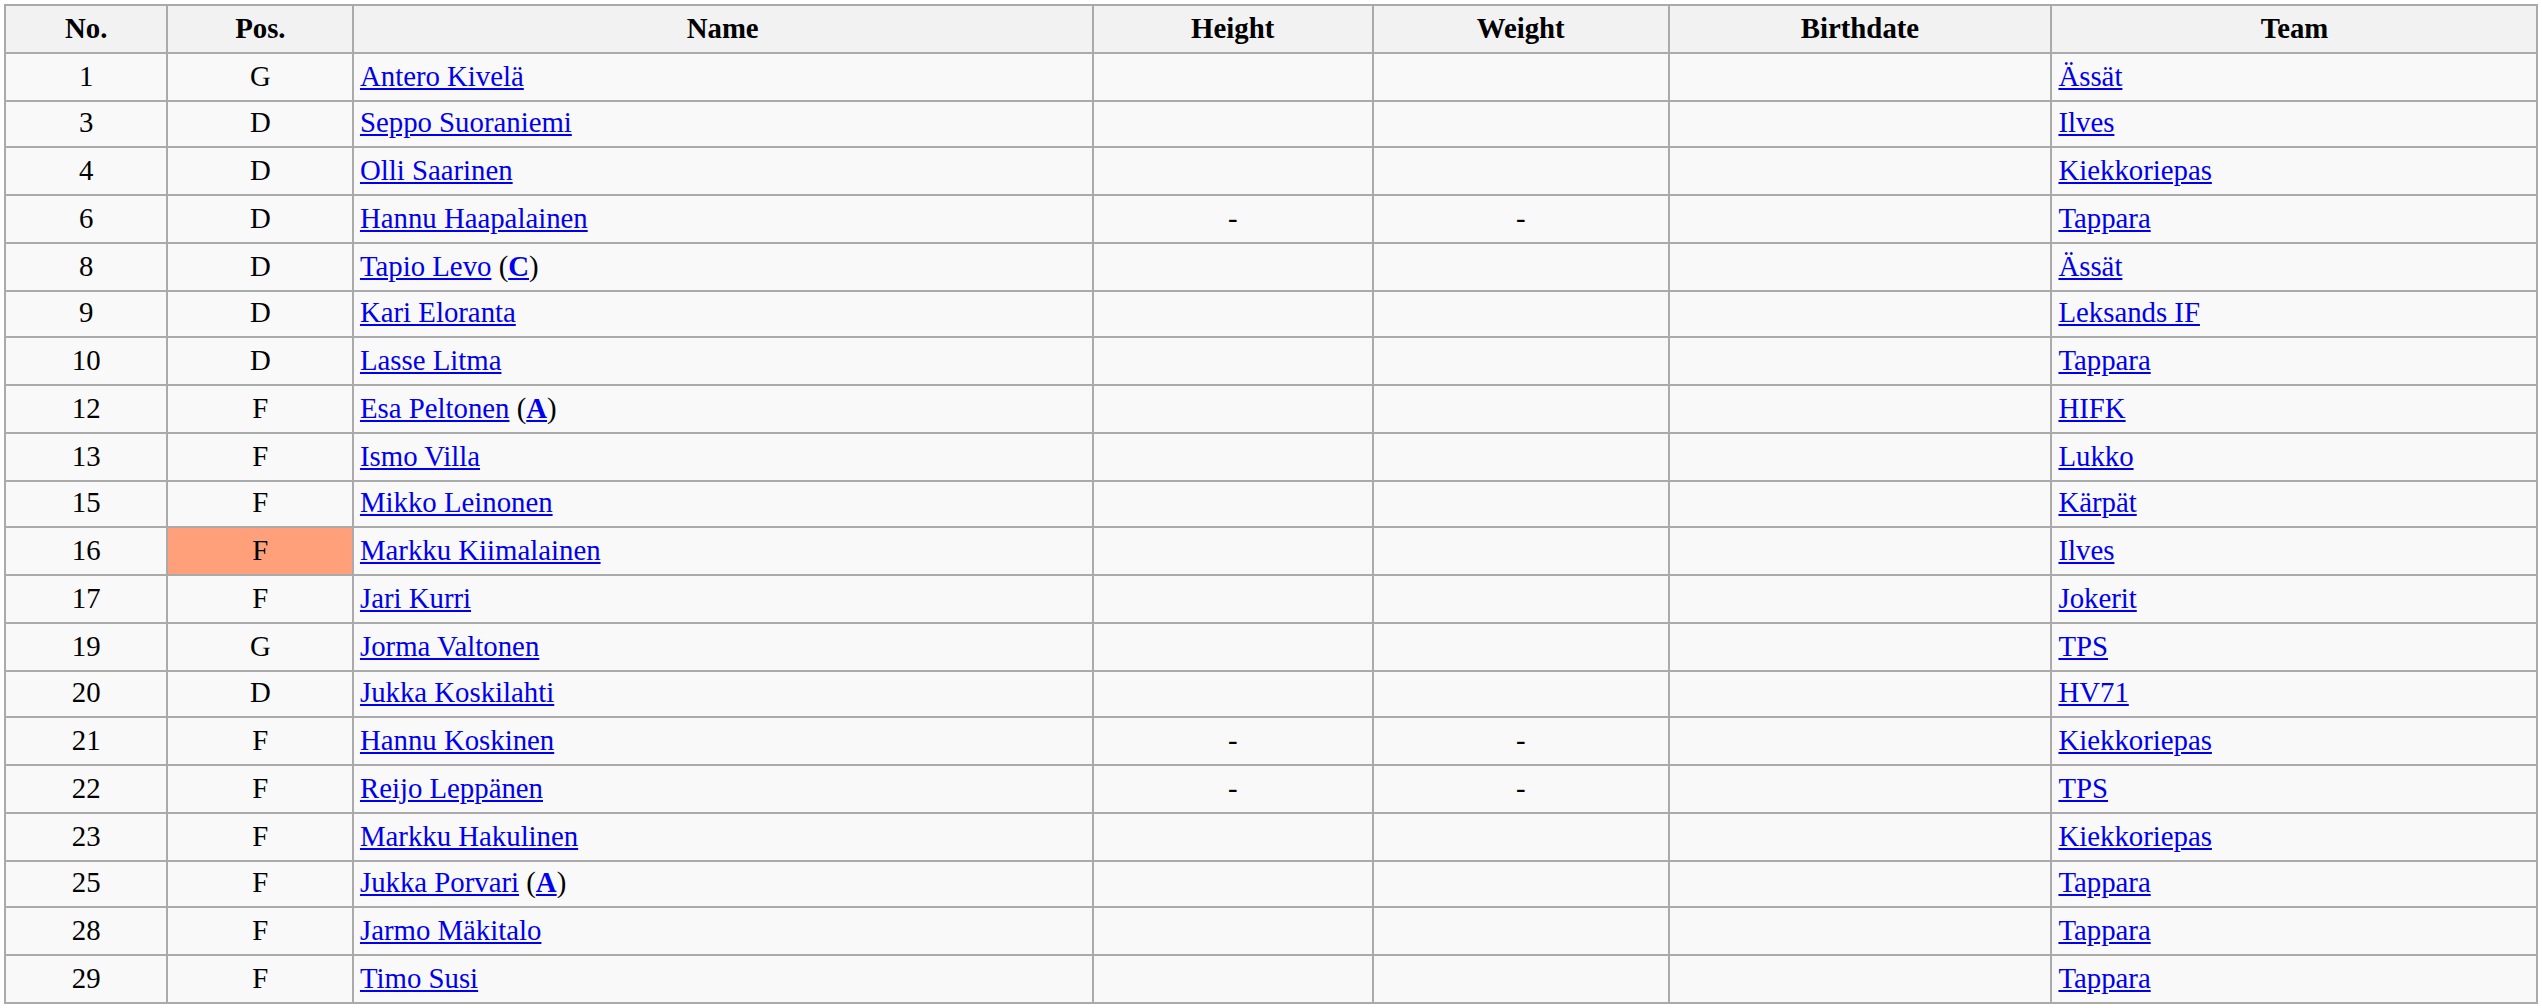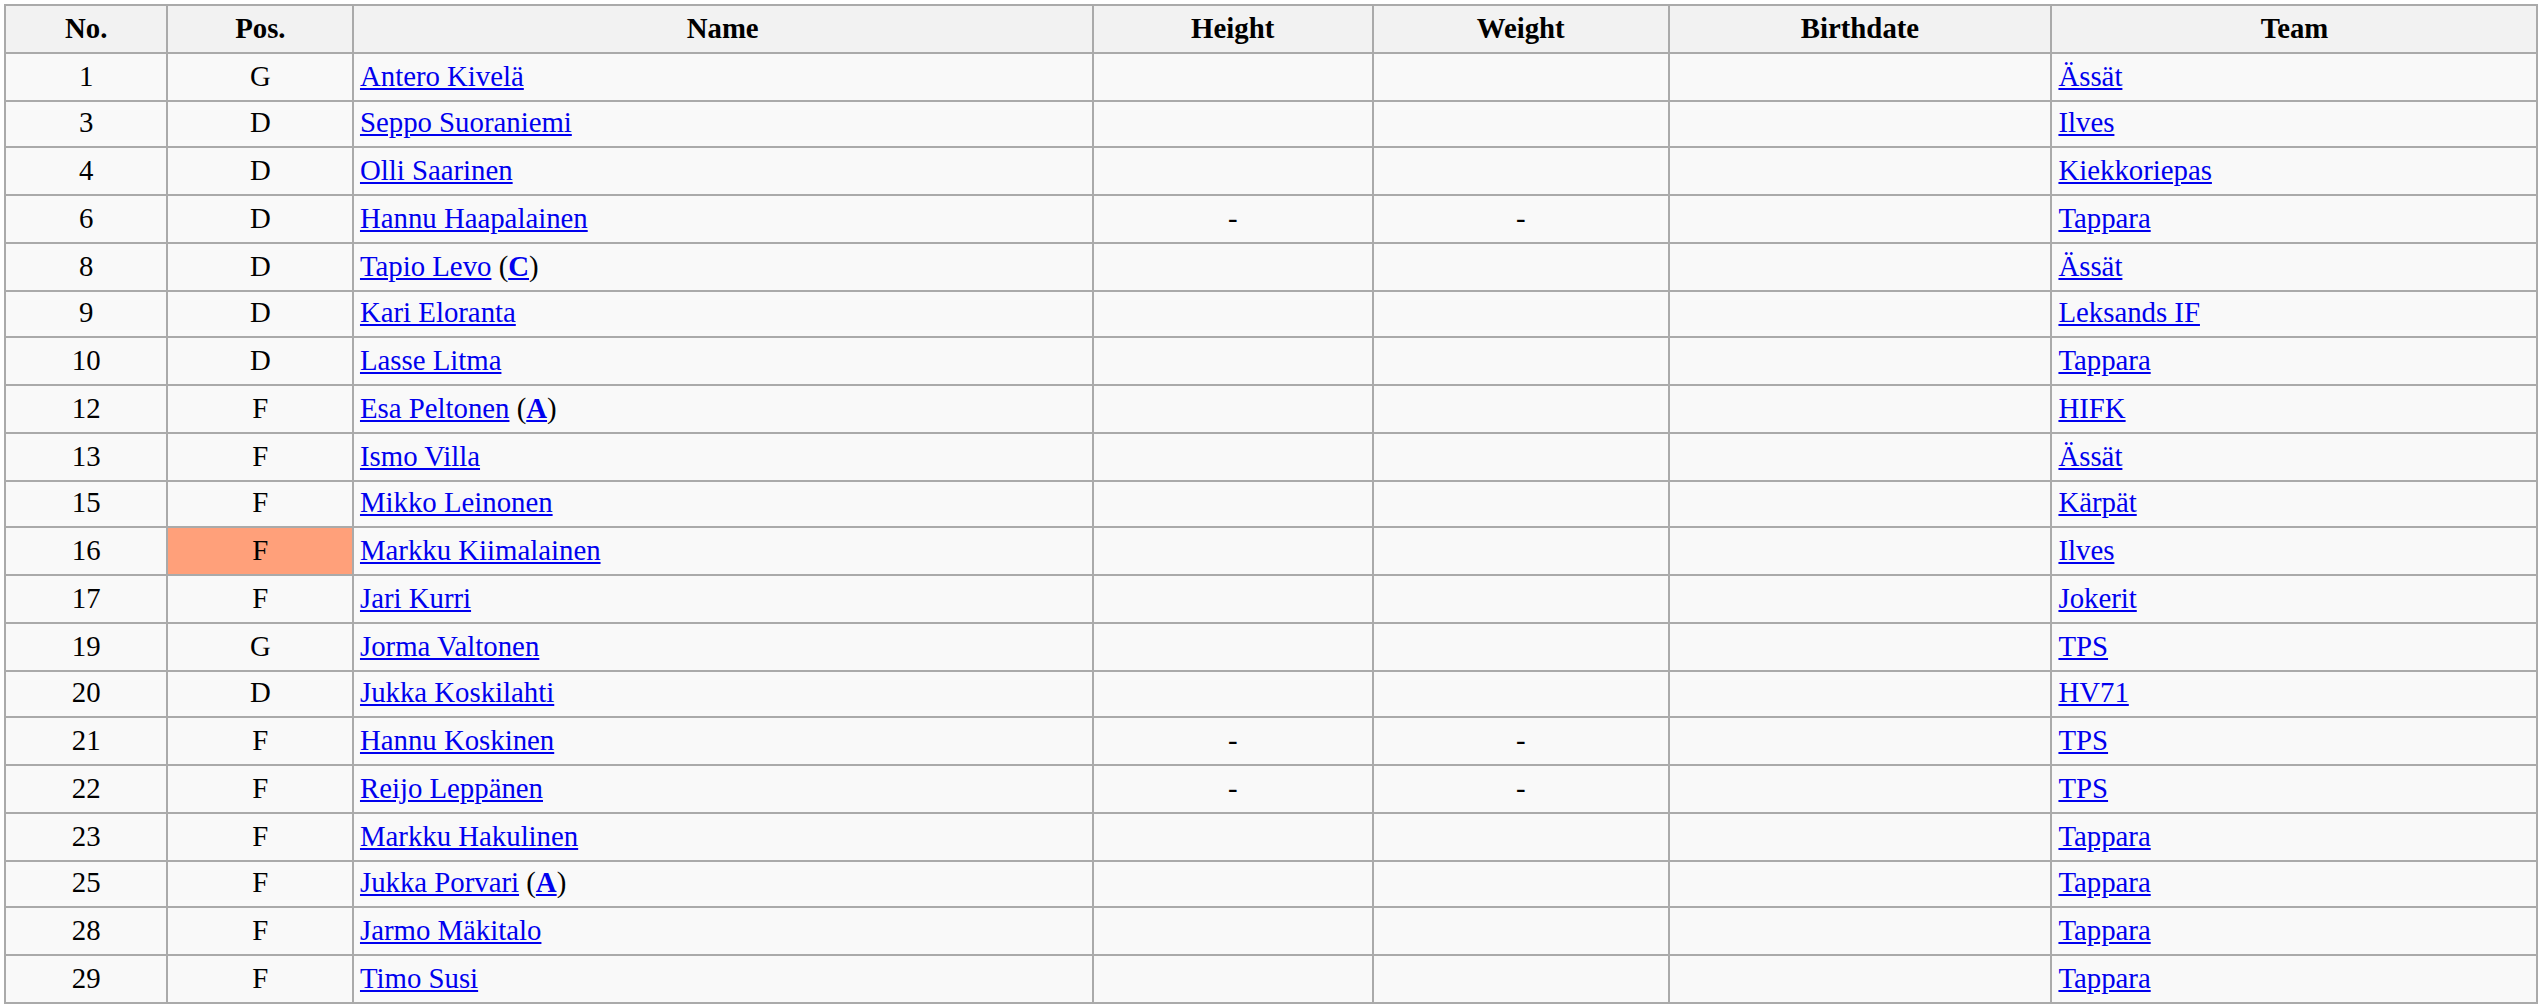(2096, 456) Lukko -> (2090, 456) Ässät
(2135, 741) Kiekkoriepas -> (2083, 741) TPS
(2135, 836) Kiekkoriepas -> (2105, 836) Tappara
